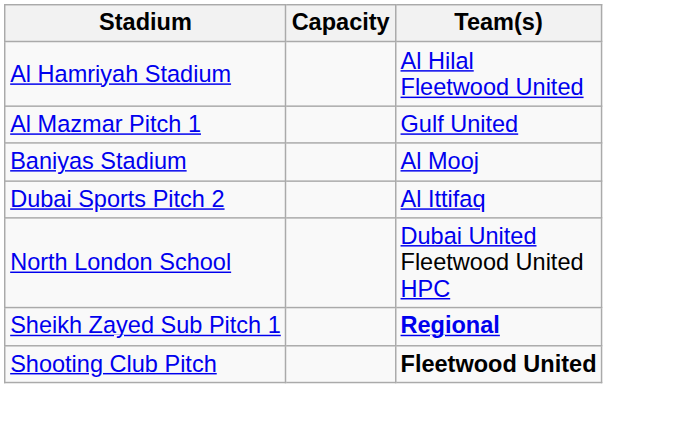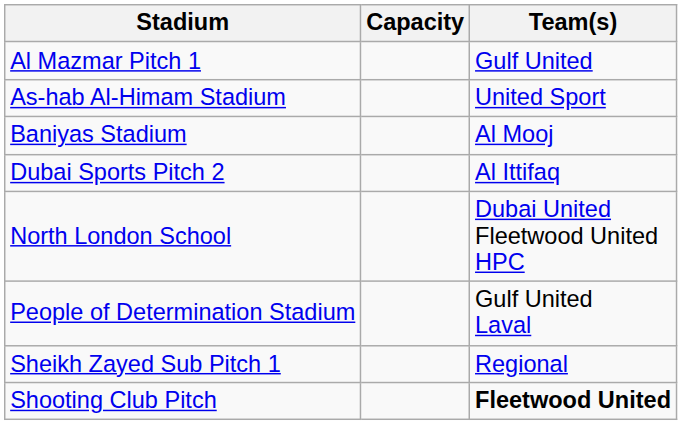- row: (121, 73)
+ row: (148, 97)
+ row: (183, 313)
(450, 326) bold -> (521, 363) normal
